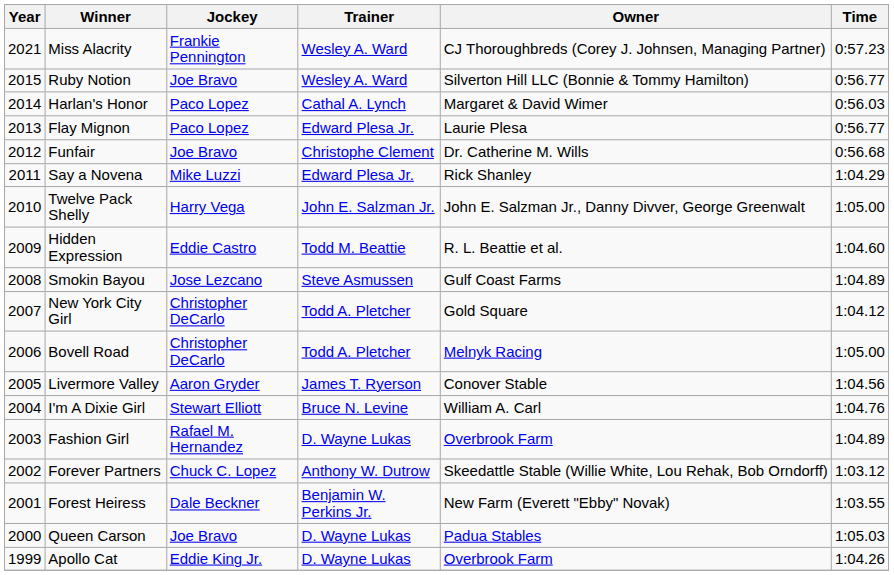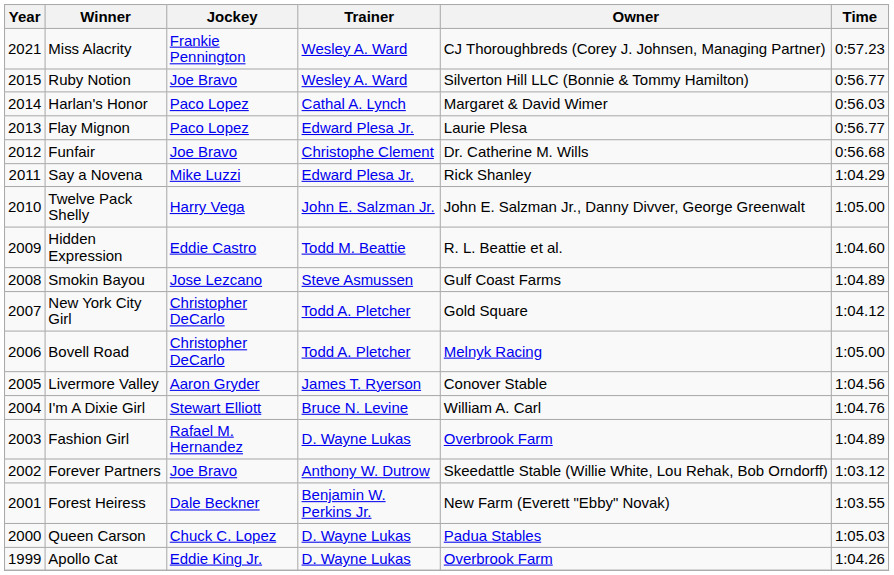(223, 471) Chuck C. Lopez -> (203, 471) Joe Bravo
(203, 535) Joe Bravo -> (223, 535) Chuck C. Lopez
